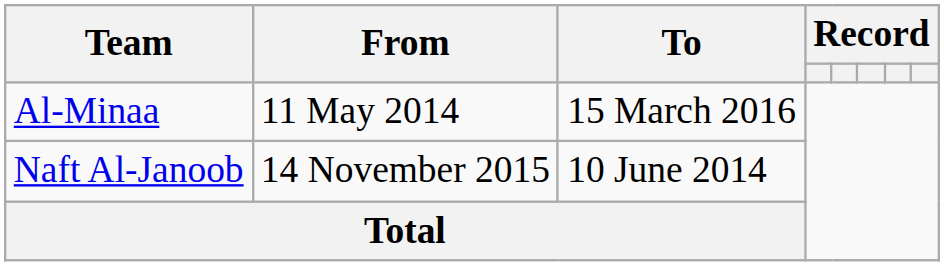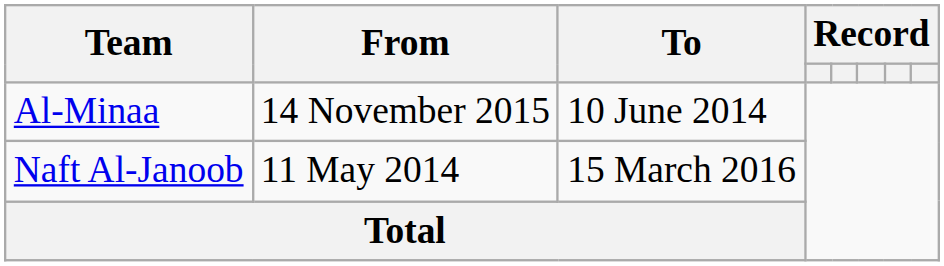(360, 110) 11 May 2014 -> (405, 110) 14 November 2015
(682, 110) 15 March 2016 -> (667, 110) 10 June 2014
(405, 170) 14 November 2015 -> (360, 170) 11 May 2014
(667, 170) 10 June 2014 -> (682, 170) 15 March 2016
